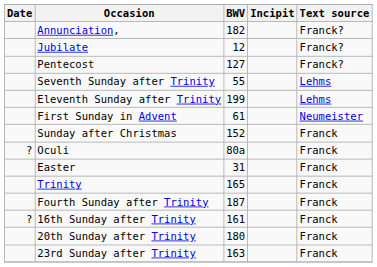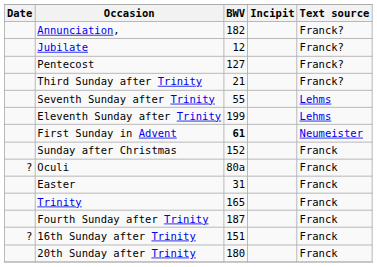+ row: (120, 82)
(239, 116) normal -> (239, 133) bold
(236, 219) 161 -> (236, 236) 151
- row: (117, 253)
